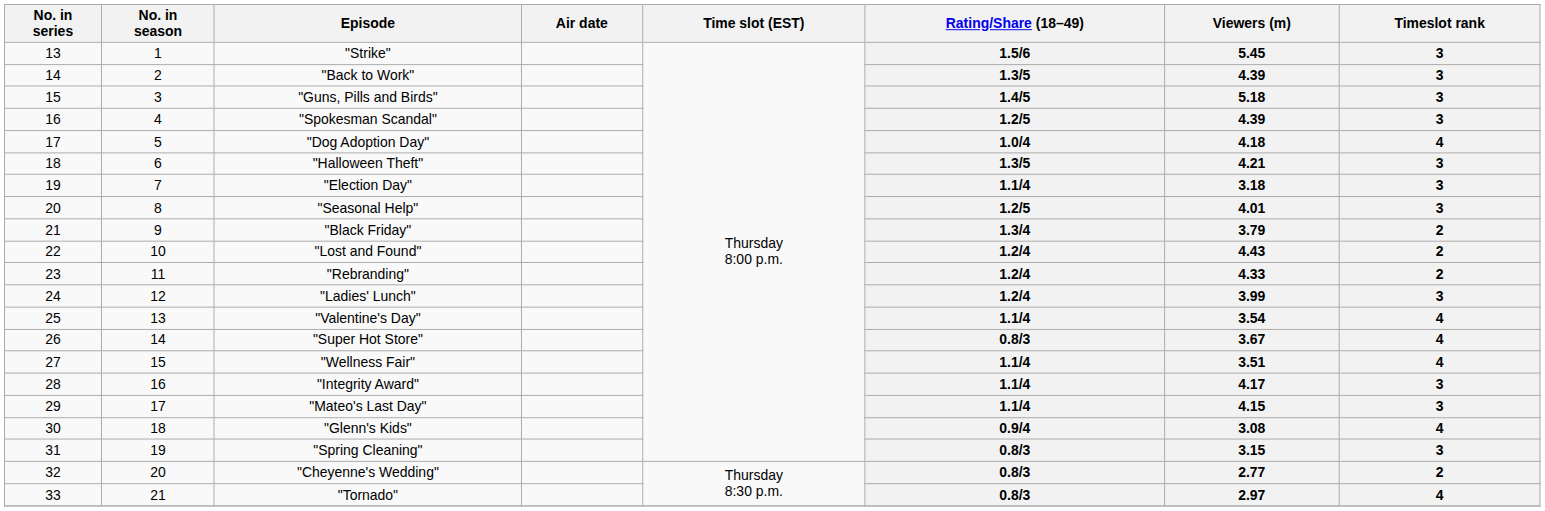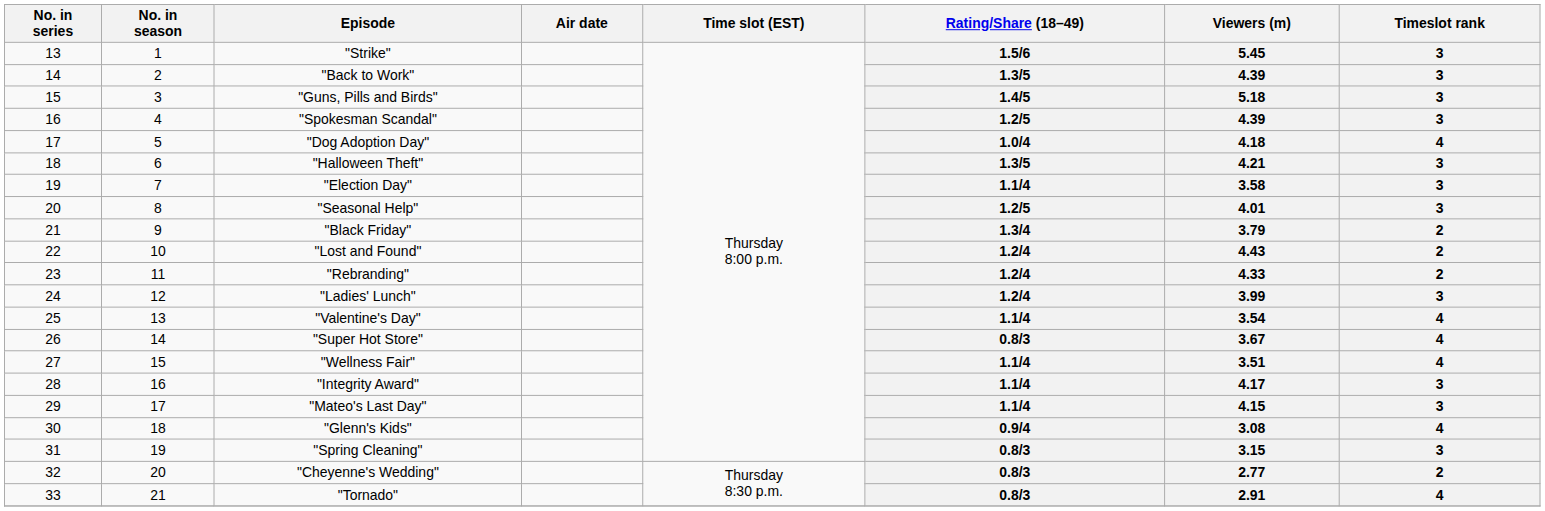(1252, 186) 3.18 -> (1252, 186) 3.58
(1252, 495) 2.97 -> (1252, 495) 2.91
